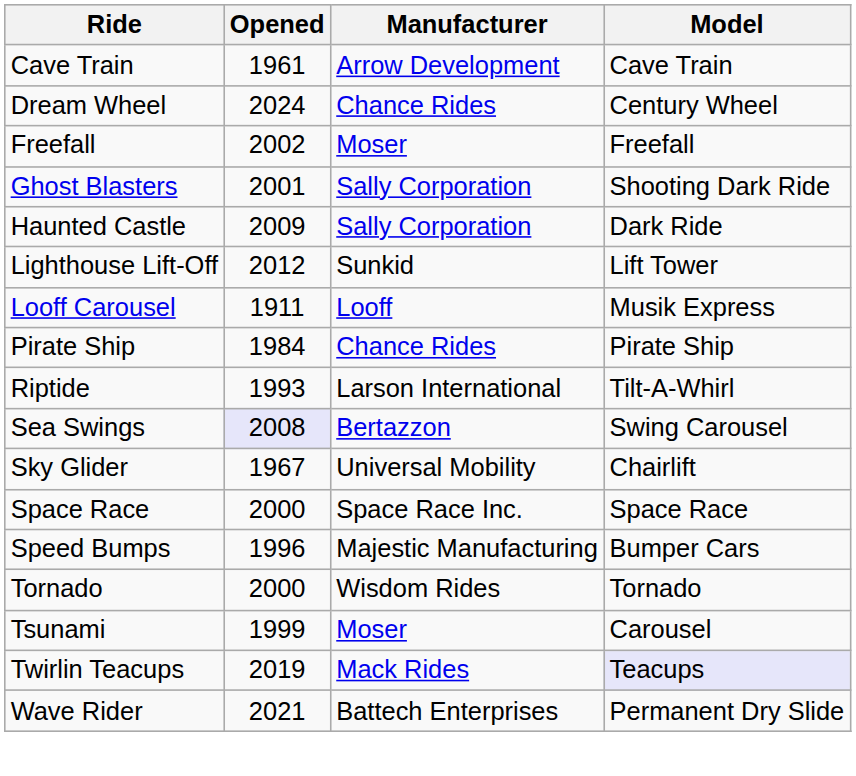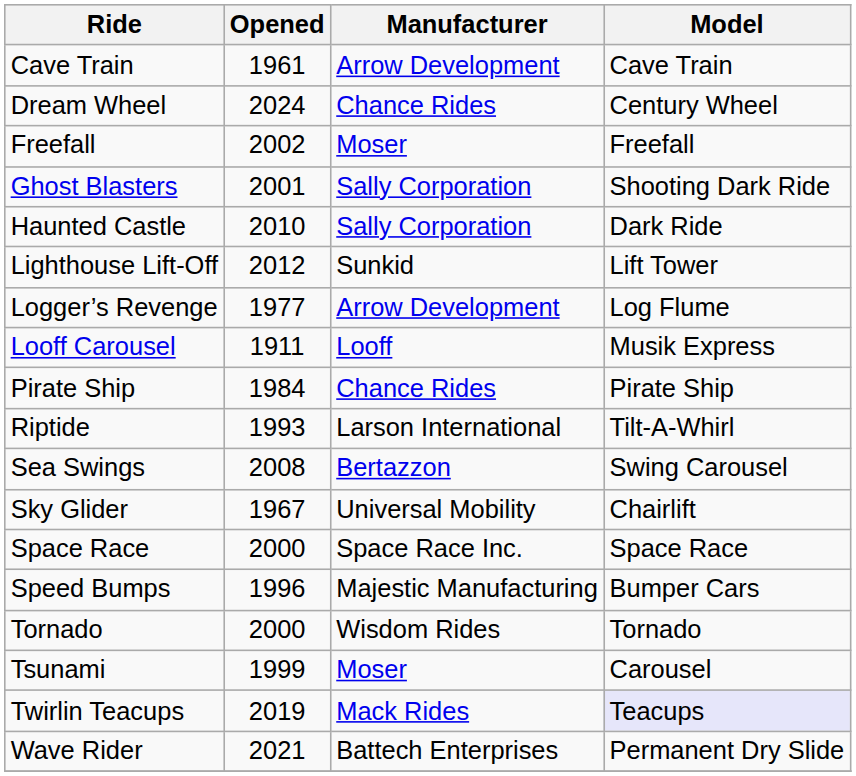(277, 226) 2009 -> (277, 226) 2010
+ row: (114, 307)
(277, 428) lavender background -> (277, 468) no background
